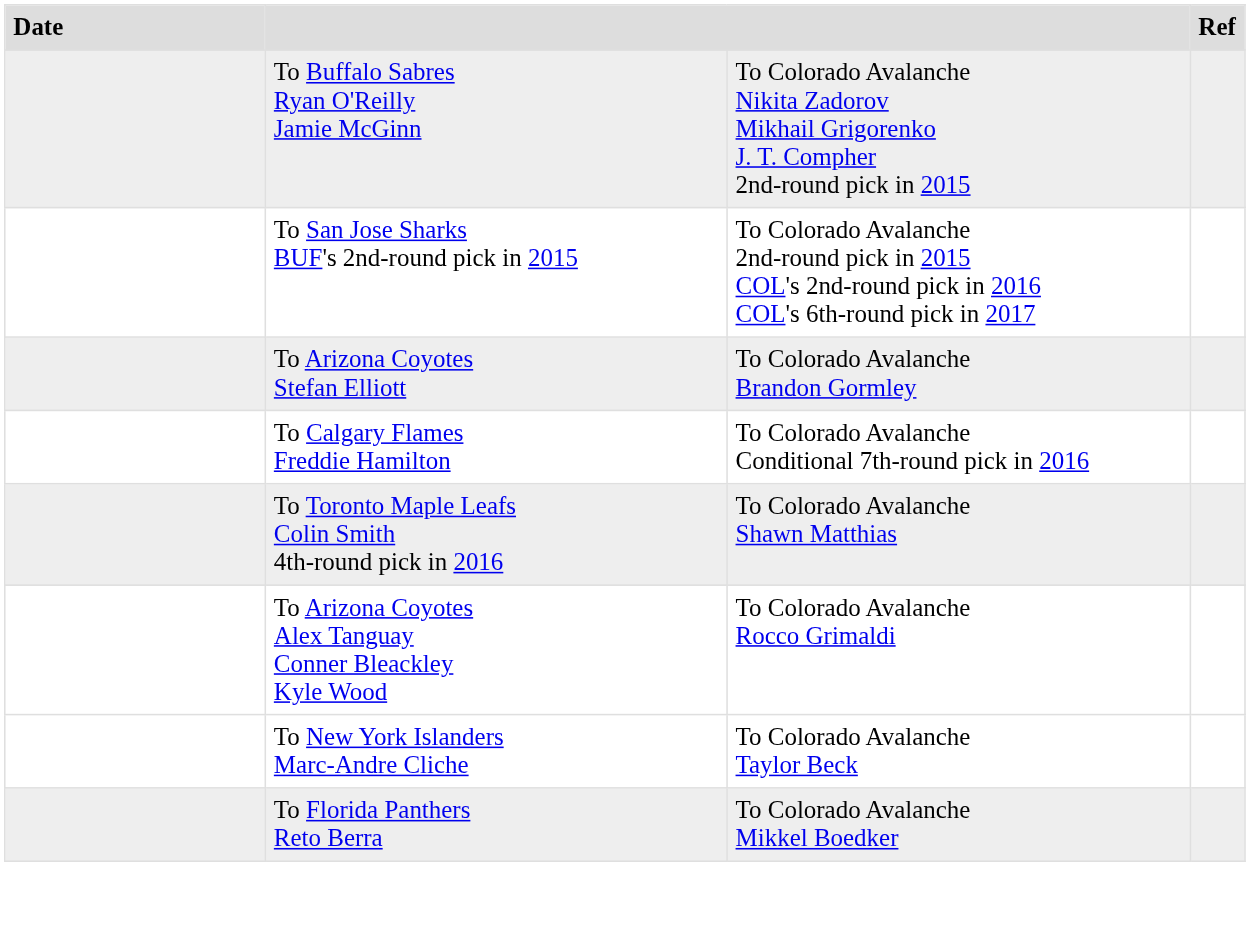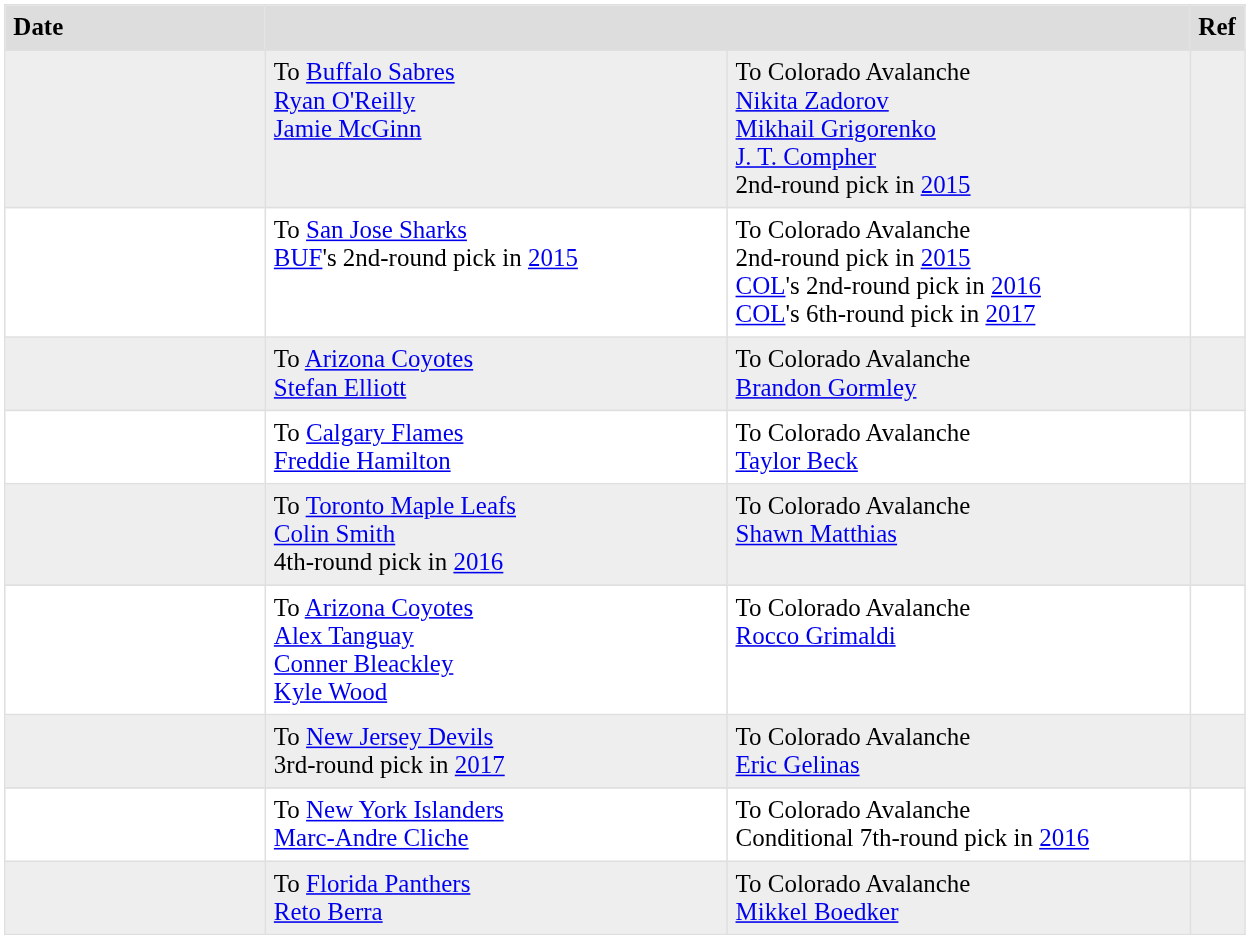(912, 446) To Colorado Avalanche Conditional 7th-round pick in 2016 -> (853, 446) To Colorado Avalanche Taylor Beck
+ row: (389, 750)
(853, 750) To Colorado Avalanche Taylor Beck -> (912, 824) To Colorado Avalanche Conditional 7th-round pick in 2016
